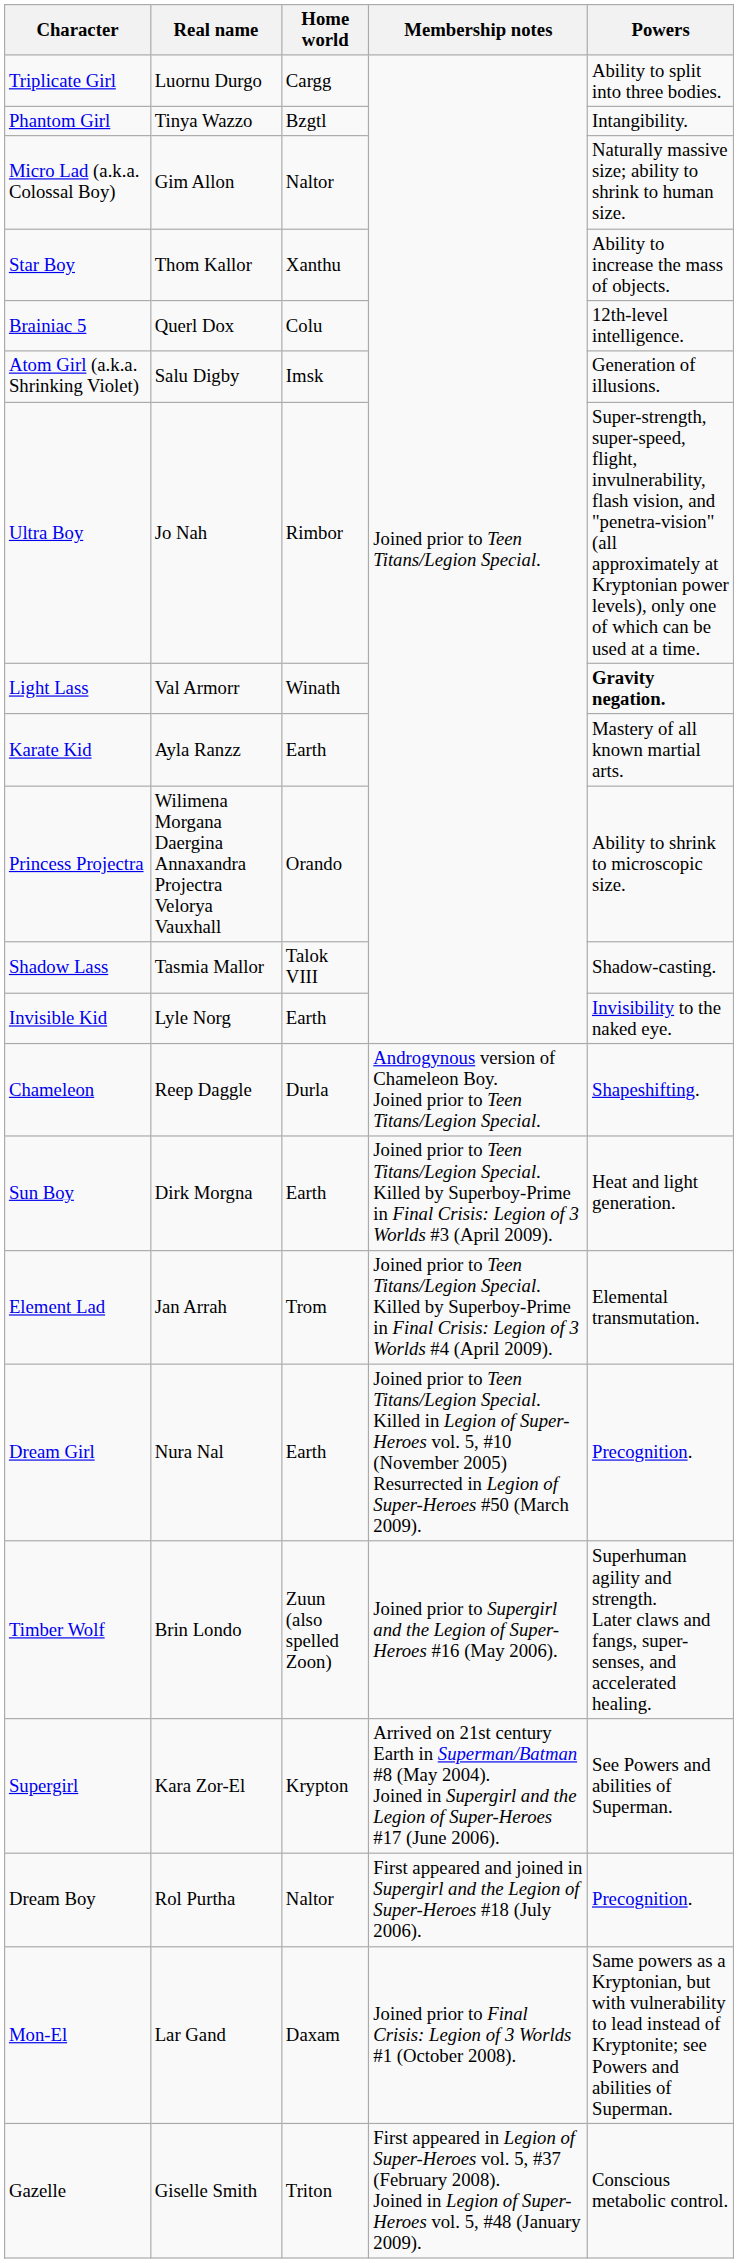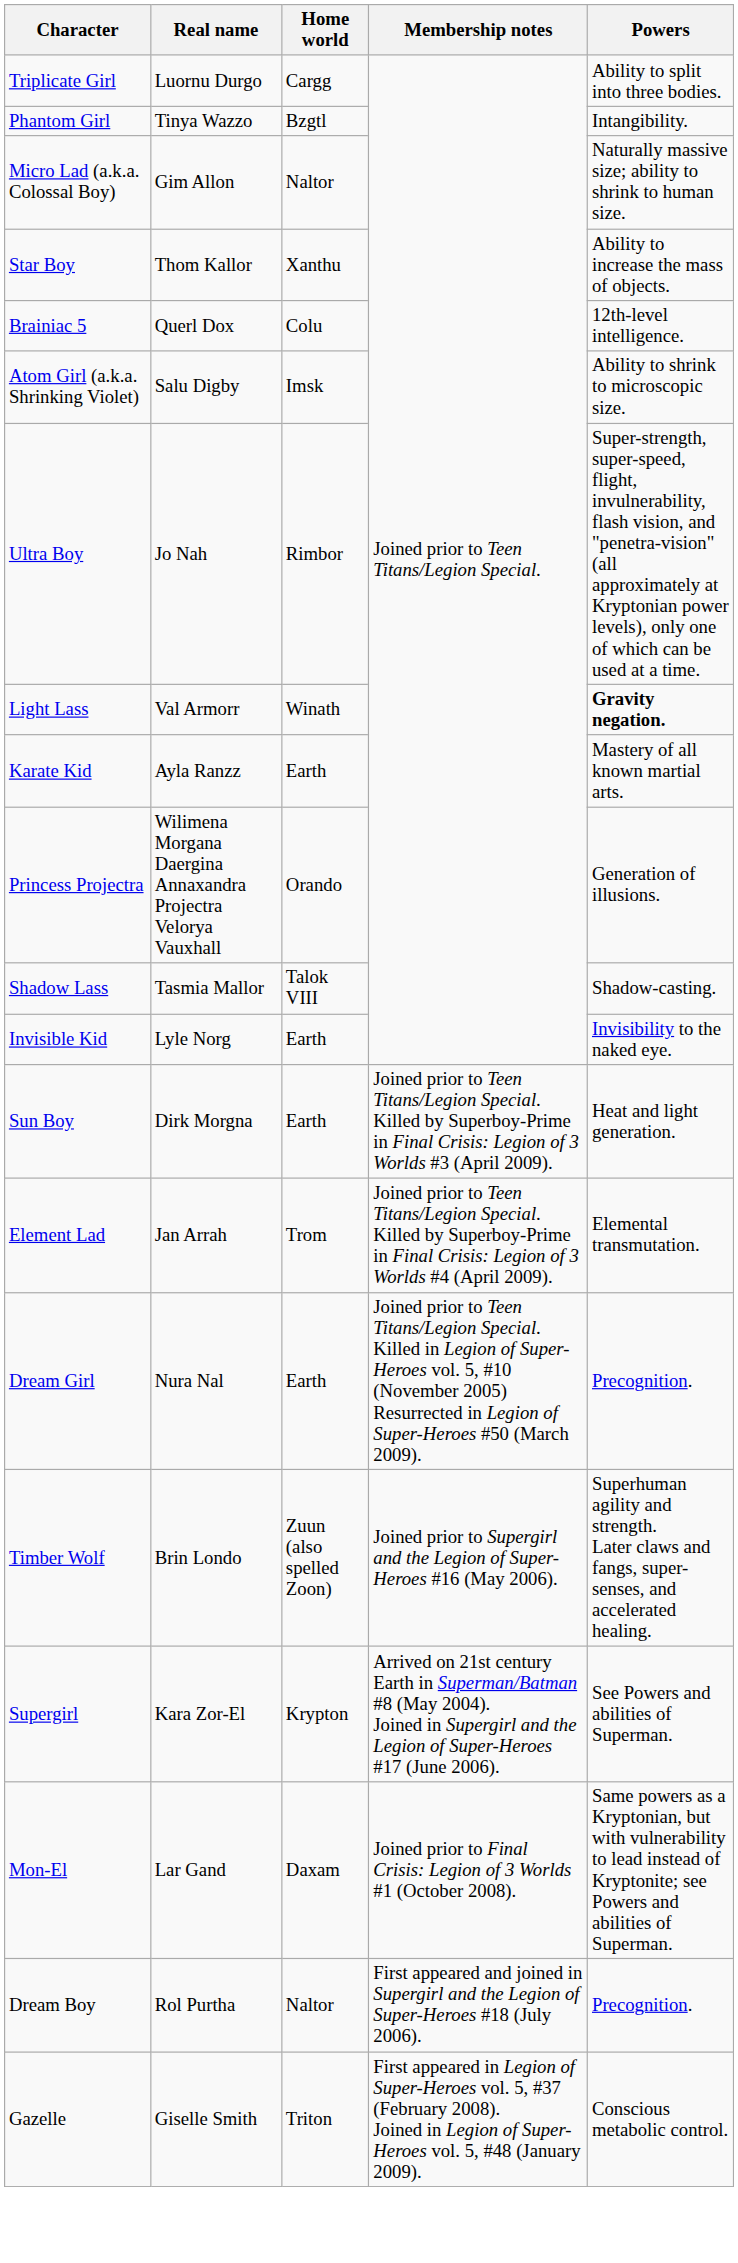(644, 376) Generation of illusions. -> (654, 387) Ability to shrink to microscopic size.
(654, 863) Ability to shrink to microscopic size. -> (644, 884) Generation of illusions.
- row: (52, 1089)
rows swapped: (52, 1899) <-> (38, 2034)
